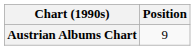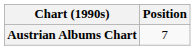(165, 34) 9 -> (165, 34) 7
